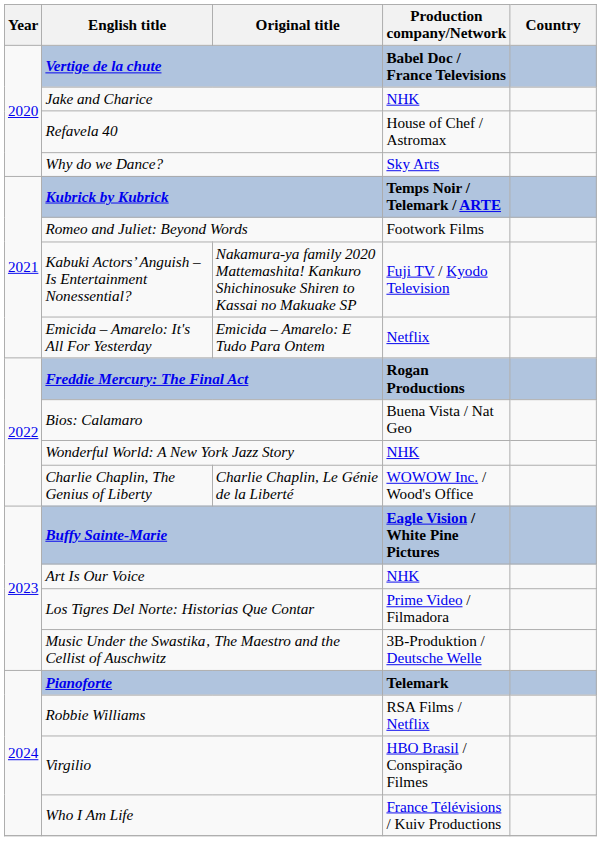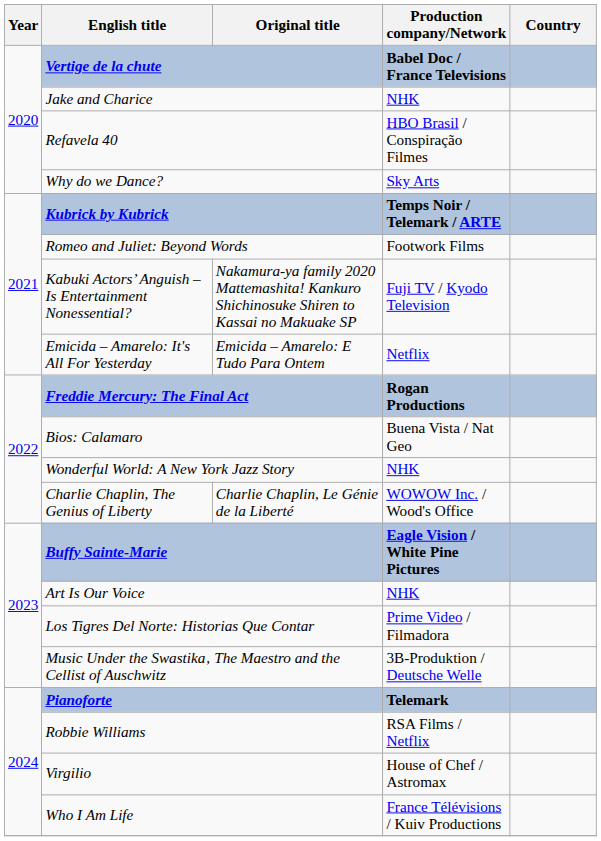(435, 131) House of Chef / Astromax -> (427, 140) HBO Brasil / Conspiração Filmes
(427, 765) HBO Brasil / Conspiração Filmes -> (435, 773) House of Chef / Astromax
